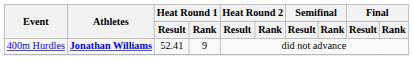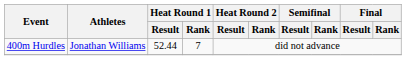(111, 47) bold -> (108, 47) normal
(172, 47) 52.41 -> (165, 47) 52.44
(205, 47) 9 -> (198, 47) 7
